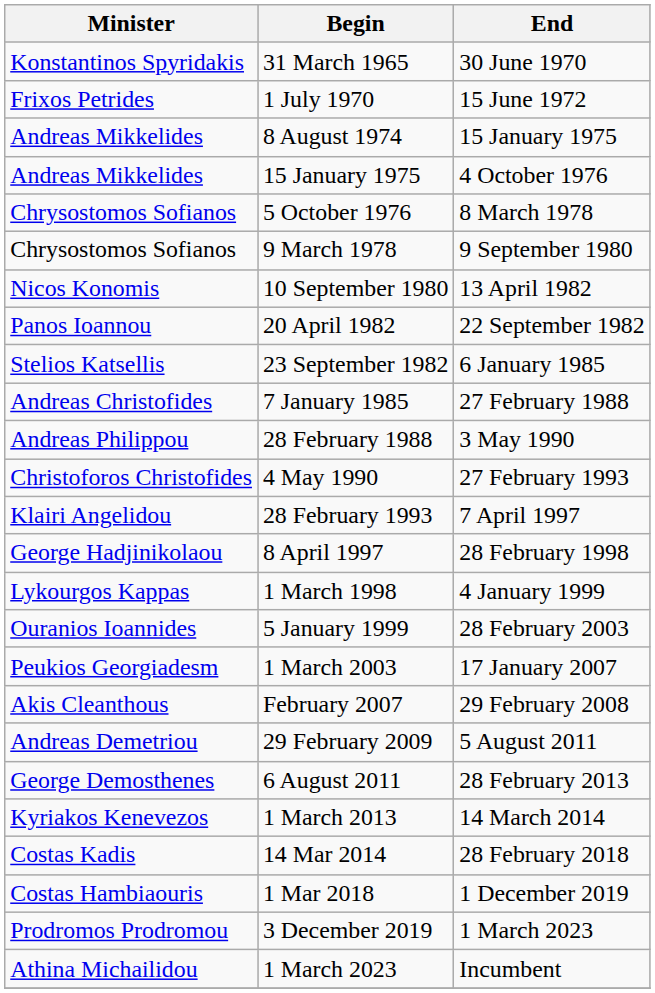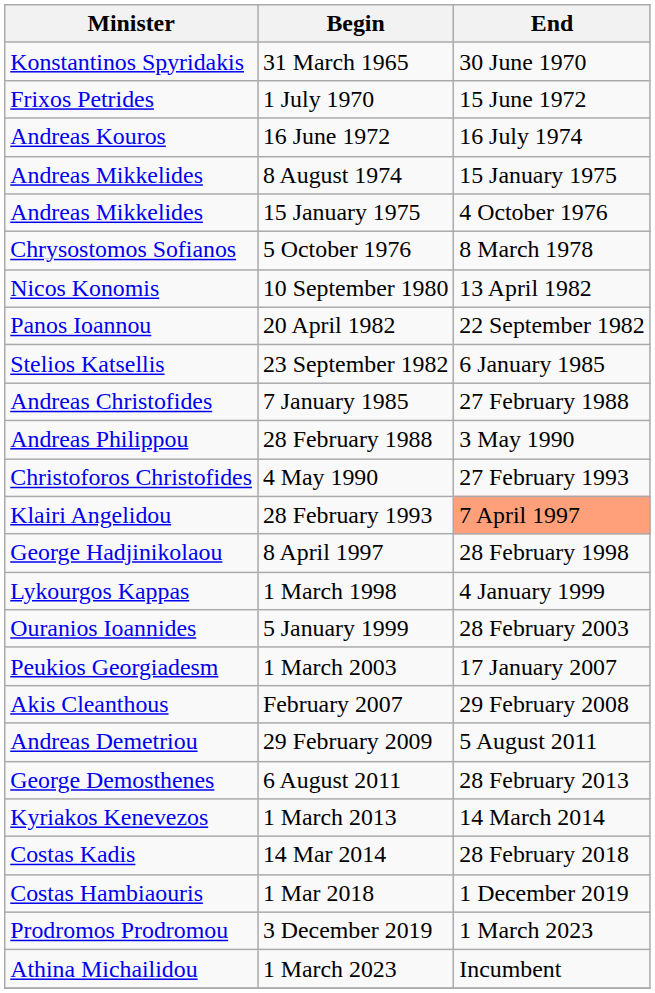+ row: (327, 136)
- row: (330, 250)
(520, 514) no background -> (520, 514) lightsalmon background
